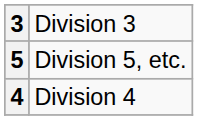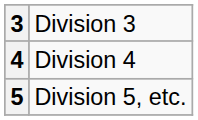rows swapped: (17, 97) <-> (17, 60)
